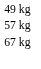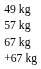+ row: (21, 58)
